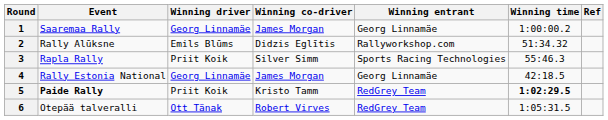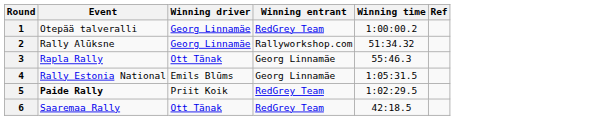- column: (304, 12)
(80, 28) Saaremaa Rally -> (89, 28) Otepää talveralli
(397, 28) Georg Linnamäe -> (290, 28) RedGrey Team
(202, 44) Emils Blūms -> (211, 44) Georg Linnamäe
(199, 60) Priit Koik -> (196, 60) Ott Tänak
(431, 60) Sports Racing Technologies -> (295, 60) Georg Linnamäe
(211, 76) Georg Linnamäe -> (202, 76) Emils Blūms
(545, 76) 42:18.5 -> (391, 76) 1:05:31.5
(545, 92) bold -> (391, 92) normal
(89, 107) Otepää talveralli -> (80, 107) Saaremaa Rally
(545, 107) 1:05:31.5 -> (391, 107) 42:18.5
